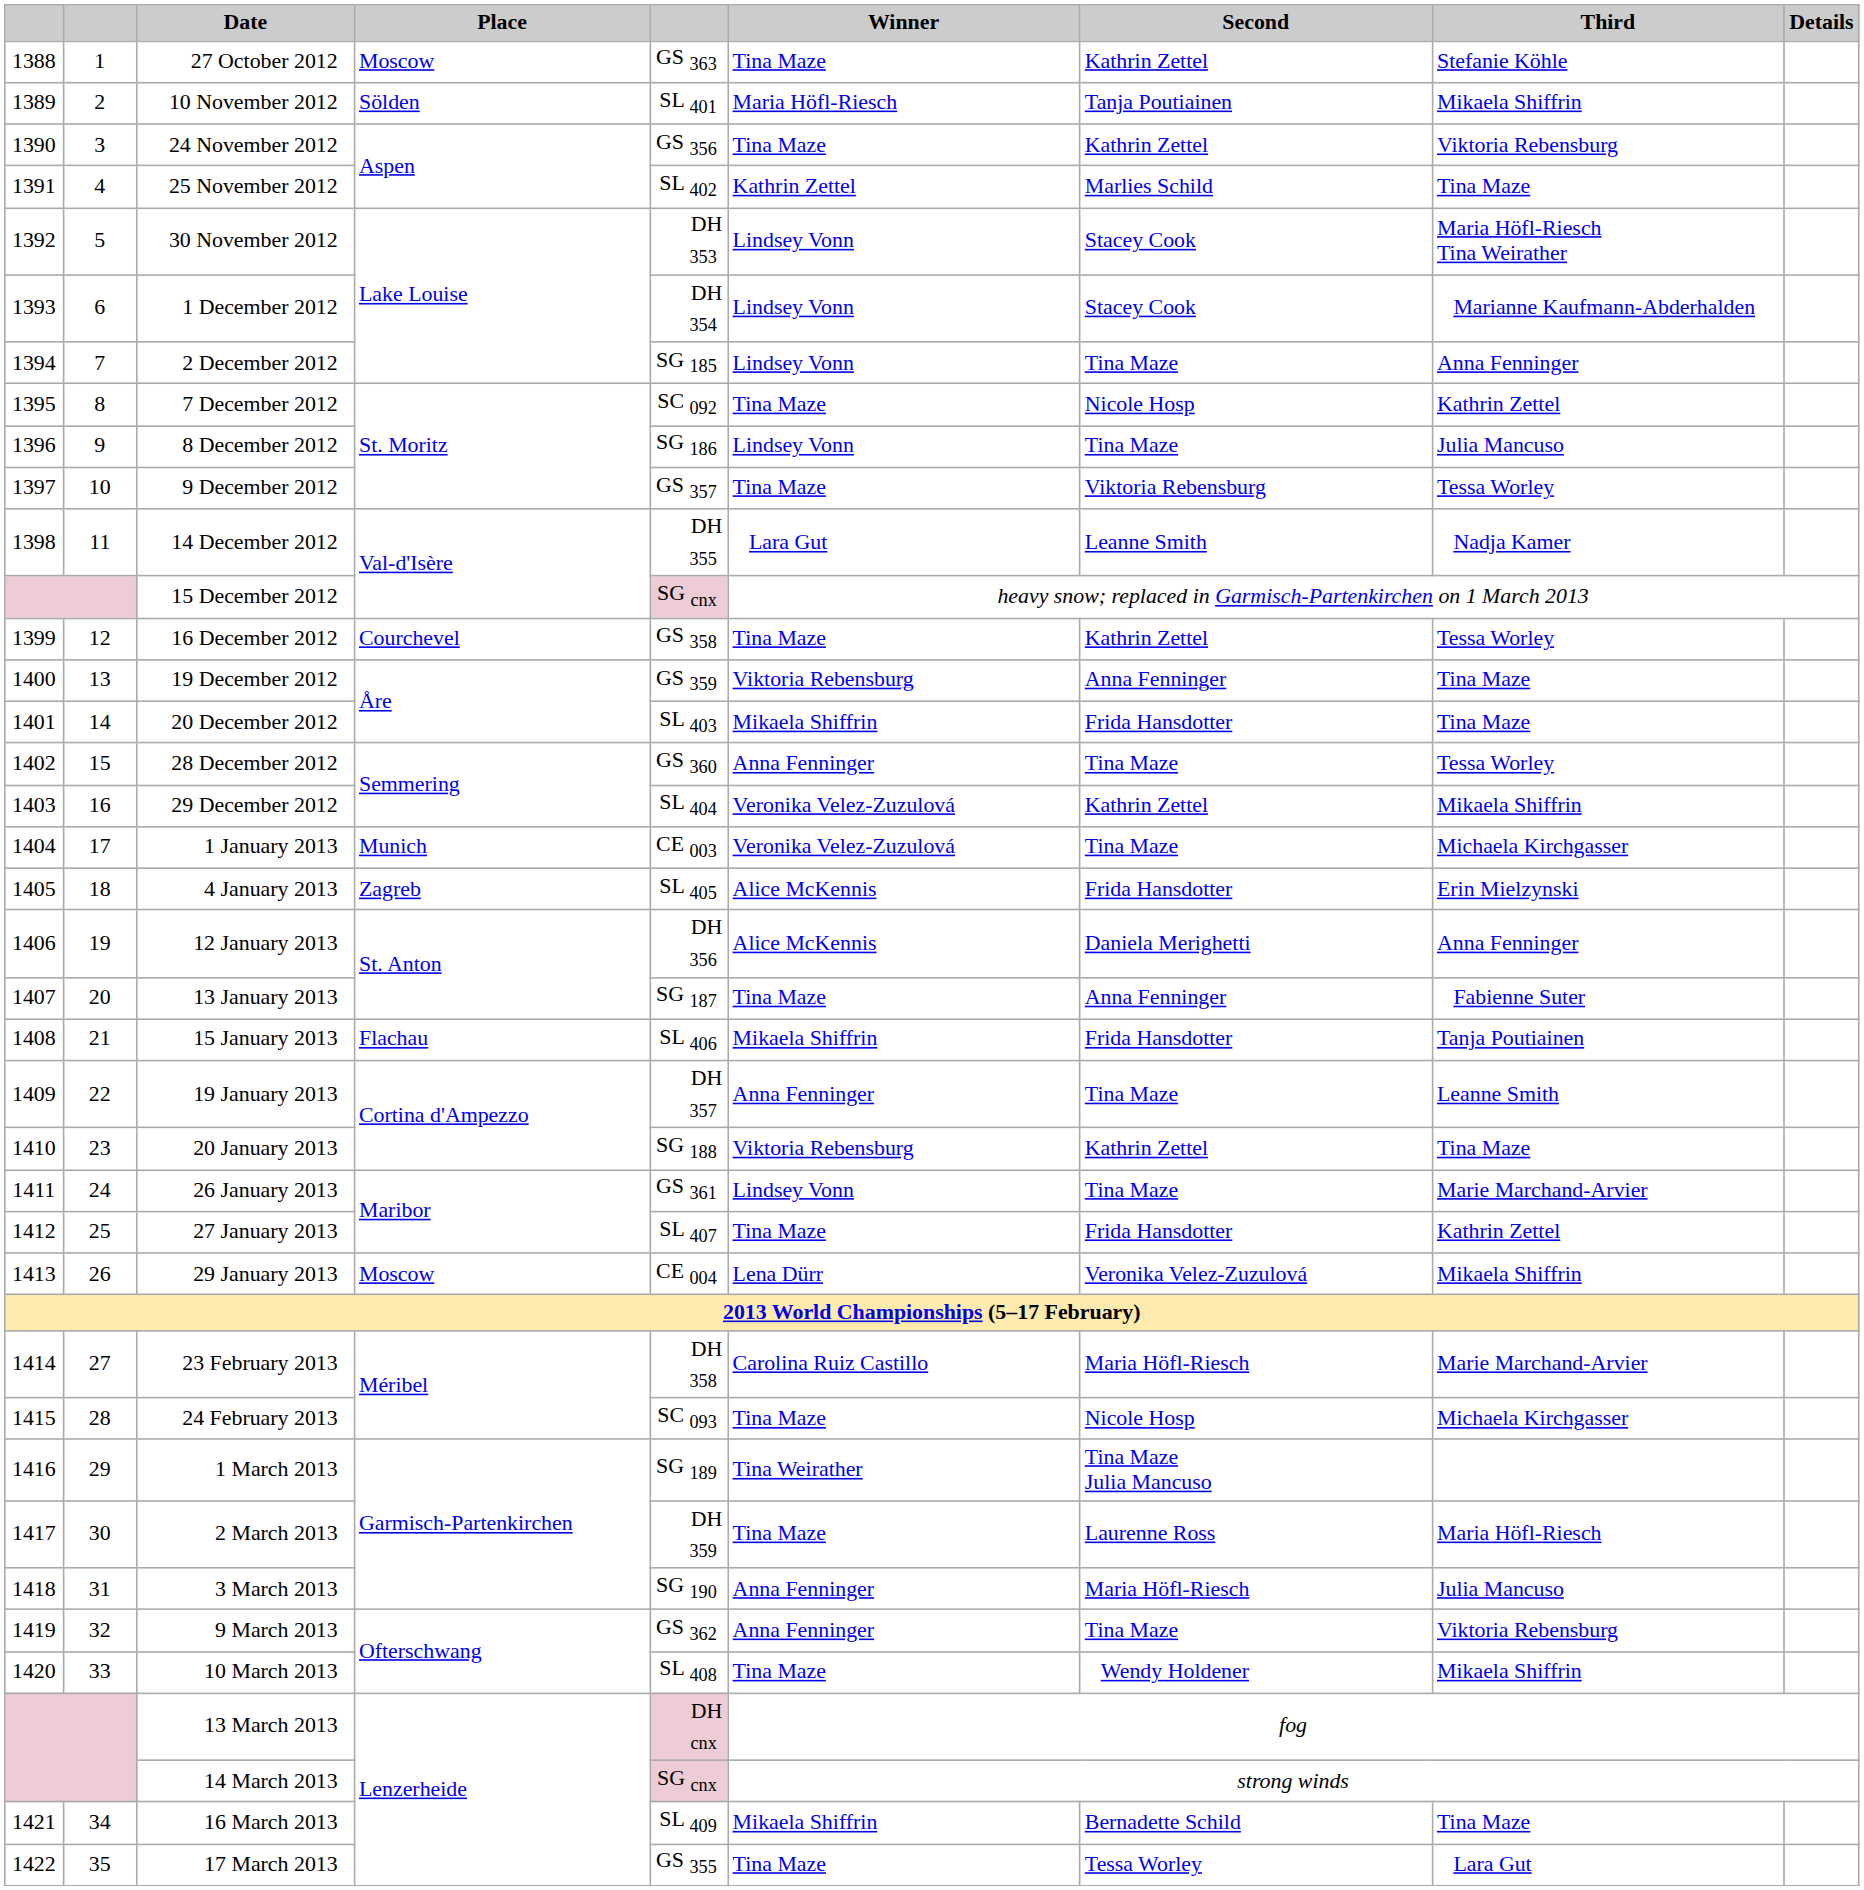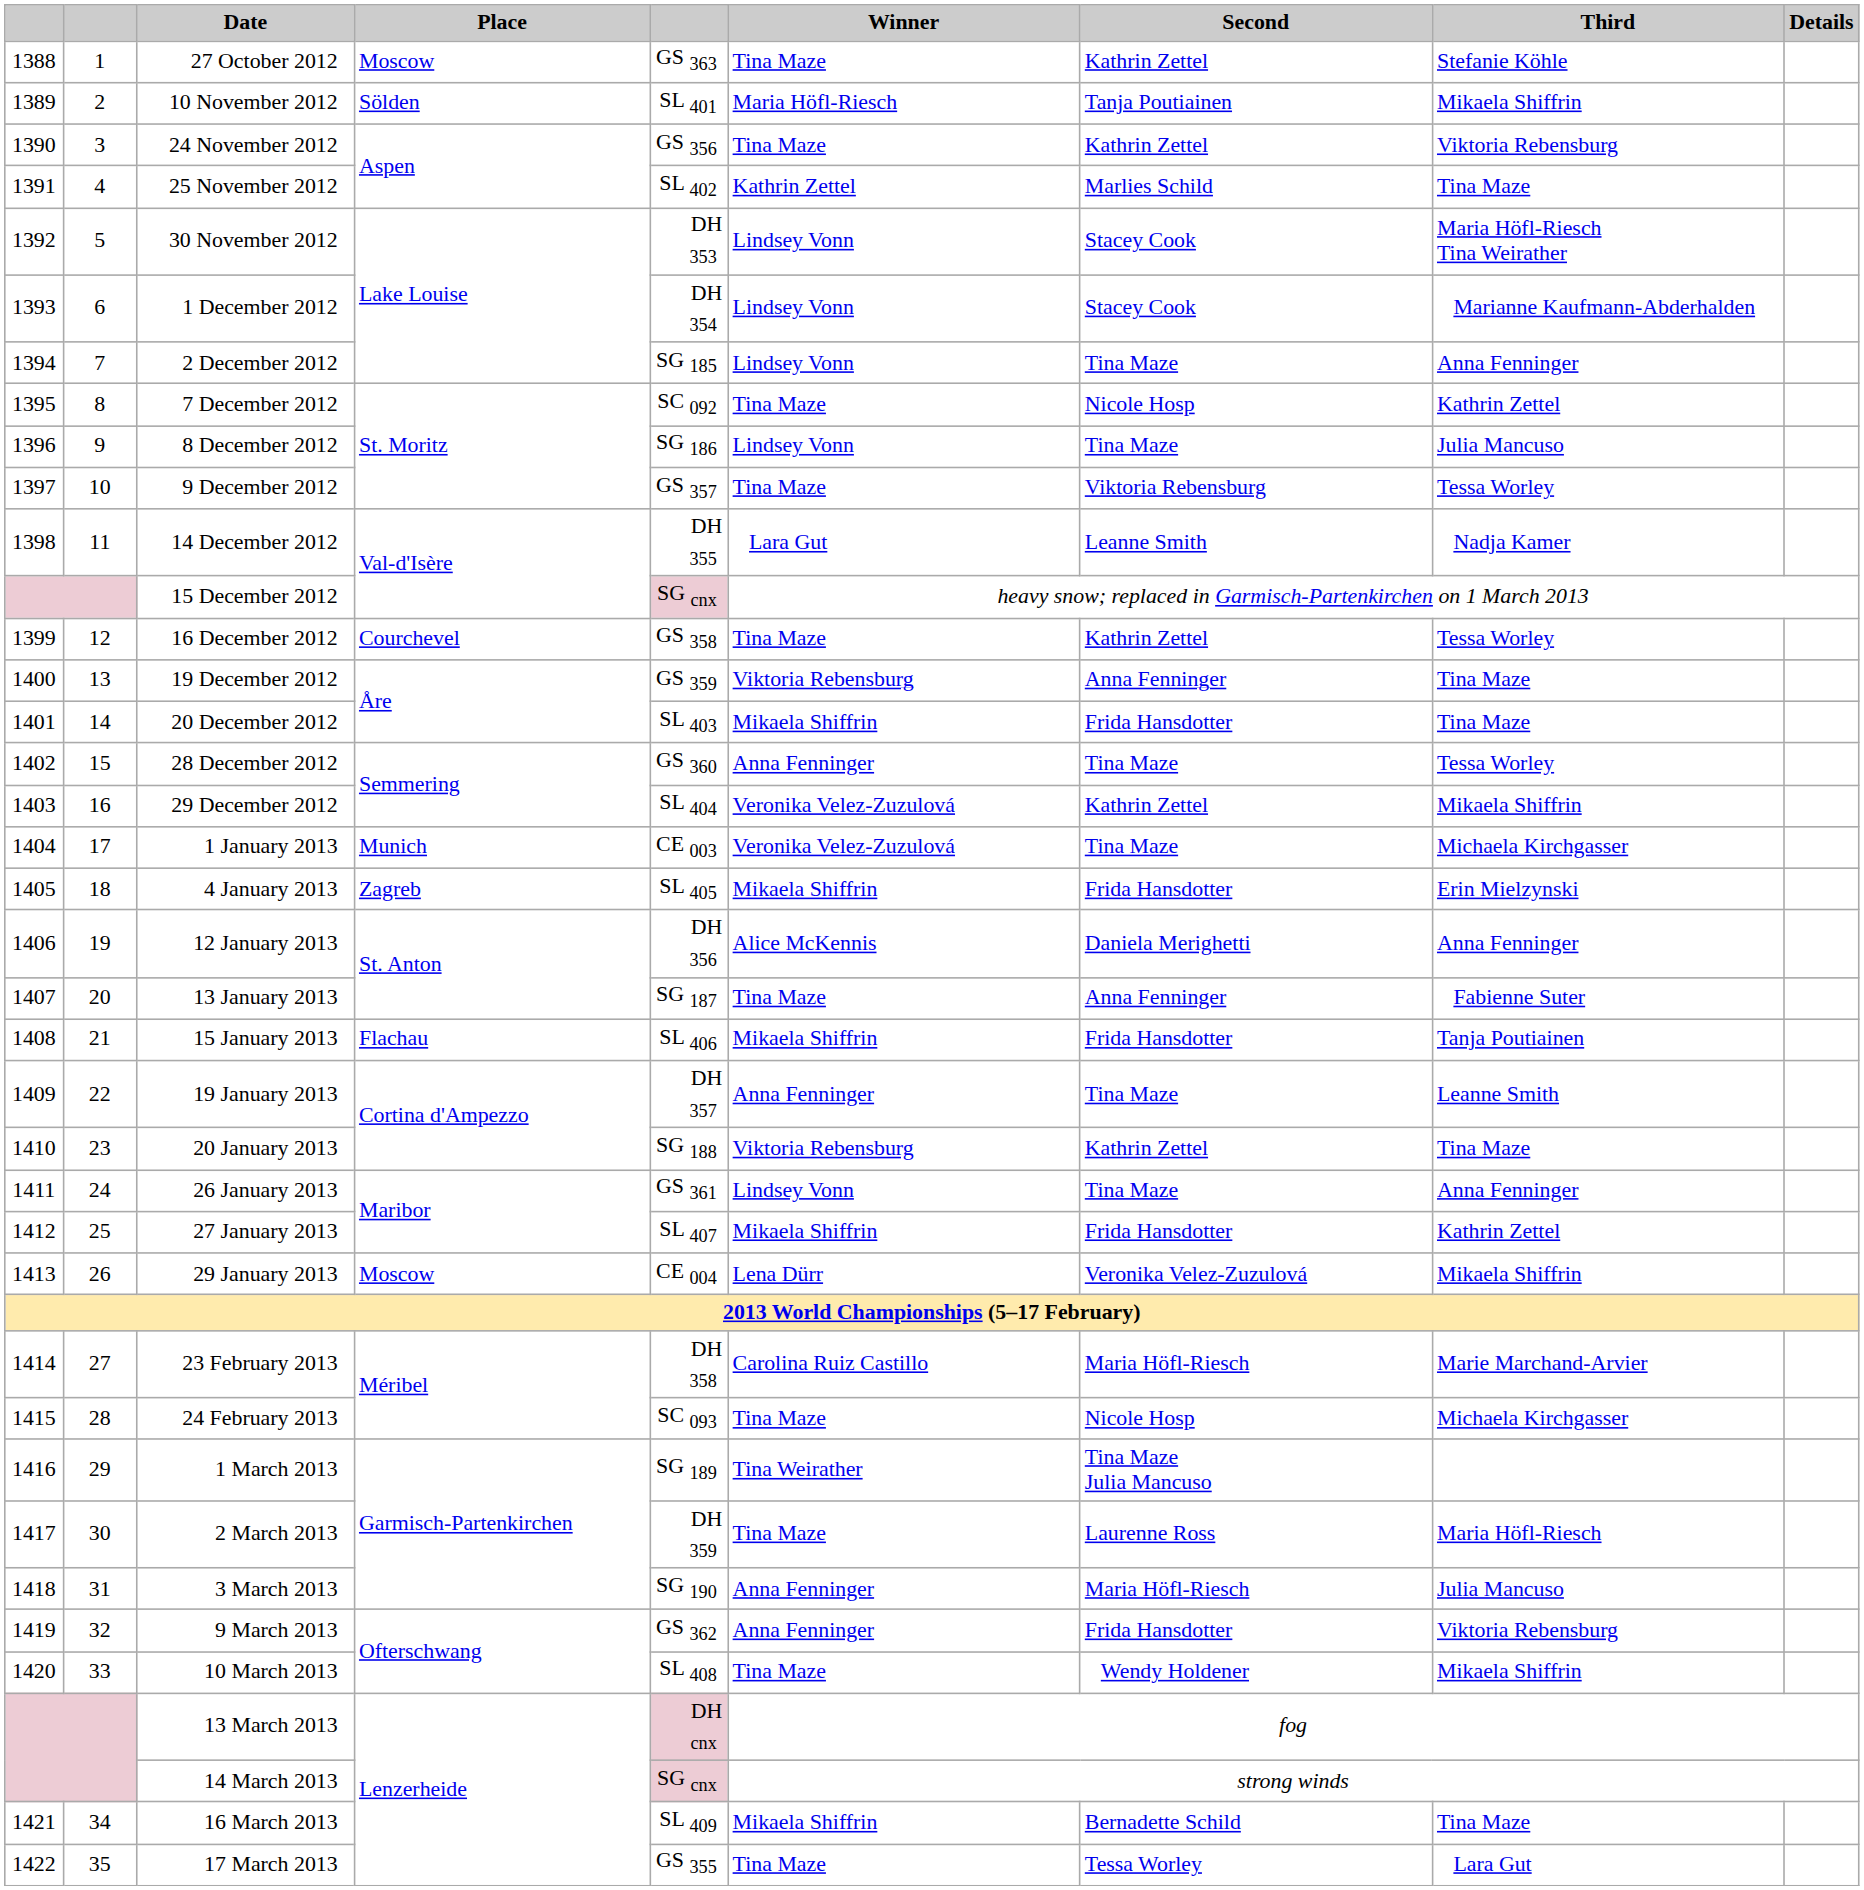(805, 888) Alice McKennis -> (805, 888) Mikaela Shiffrin
(1542, 1189) Marie Marchand-Arvier -> (1508, 1189) Anna Fenninger
(779, 1231) Tina Maze -> (805, 1231) Mikaela Shiffrin
(1131, 1629) Tina Maze -> (1159, 1629) Frida Hansdotter
